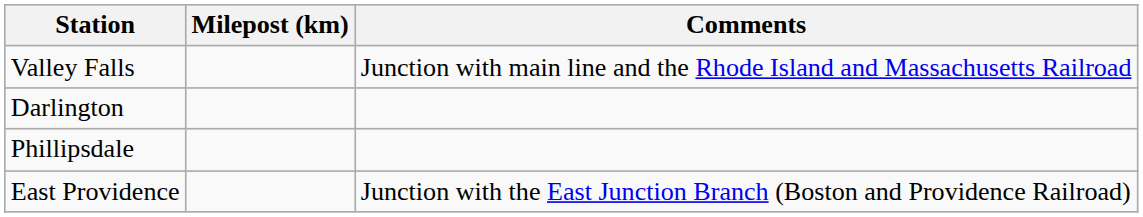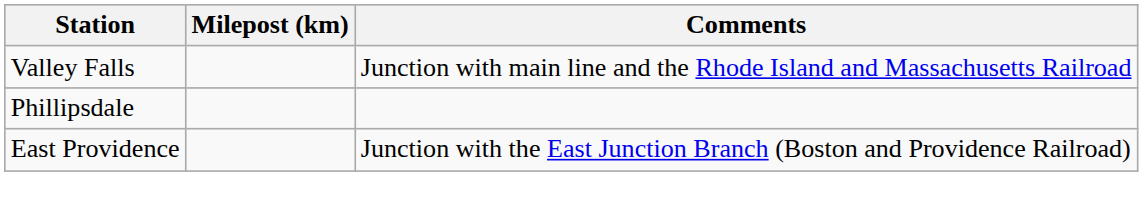- row: (67, 107)
